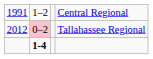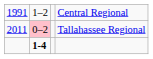(17, 29) 2012 -> (17, 29) 2011
